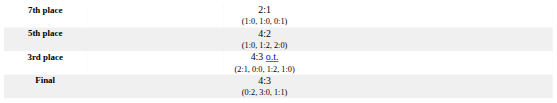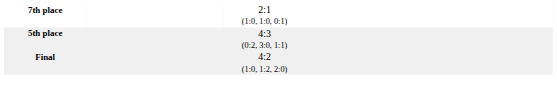(265, 39) 4:2 (1:0, 1:2, 2:0) -> (265, 39) 4:3 (0:2, 3:0, 1:1)
- row: (45, 57)
(265, 86) 4:3 (0:2, 3:0, 1:1) -> (265, 63) 4:2 (1:0, 1:2, 2:0)
